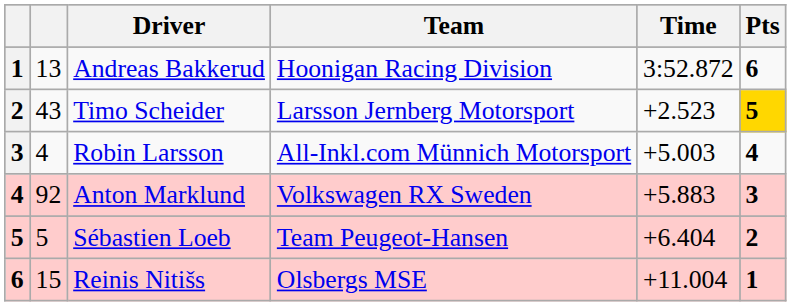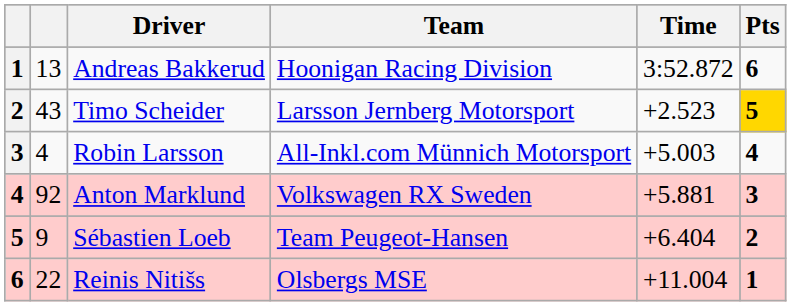(679, 195) +5.883 -> (679, 195) +5.881
(42, 237) 5 -> (42, 237) 9
(48, 279) 15 -> (48, 279) 22
